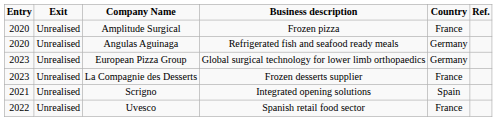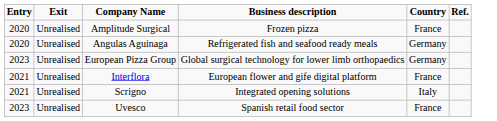- row: (141, 76)
+ row: (130, 76)
(449, 92) Spain -> (428, 92) Italy
(19, 108) 2022 -> (19, 108) 2023
